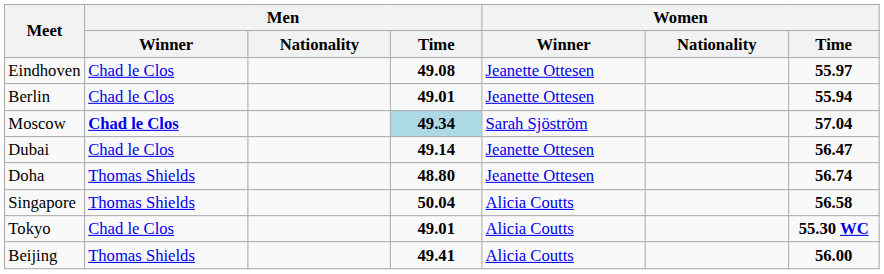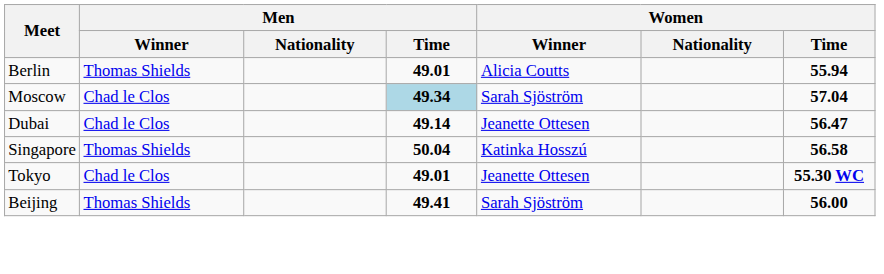- row: (44, 70)
(131, 96) Chad le Clos -> (137, 70) Thomas Shields
(540, 96) Jeanette Ottesen -> (525, 70) Alicia Coutts
(133, 123) bold -> (126, 96) normal
- row: (26, 176)
(530, 202) Alicia Coutts -> (534, 149) Katinka Hosszú
(530, 228) Alicia Coutts -> (535, 176) Jeanette Ottesen
(530, 255) Alicia Coutts -> (532, 202) Sarah Sjöström
